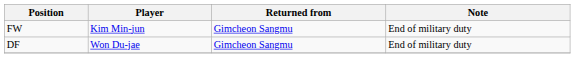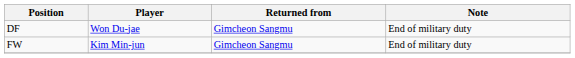rows swapped: (13, 45) <-> (14, 28)
